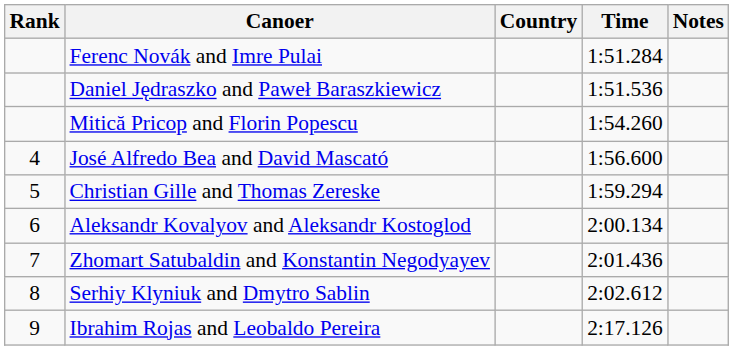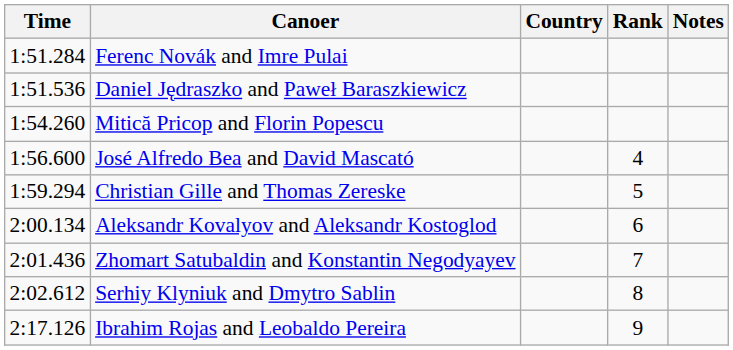columns swapped: (35, 21) <-> (625, 21)
